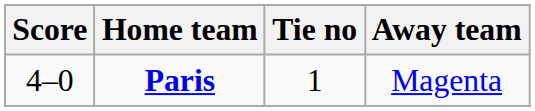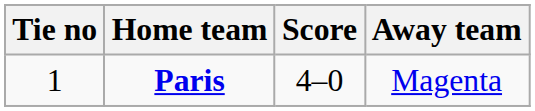columns swapped: (315, 29) <-> (50, 29)
